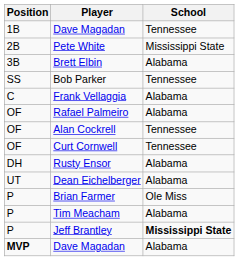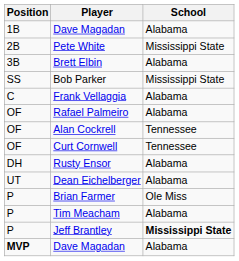(171, 29) Tennessee -> (166, 29) Alabama
(171, 79) Tennessee -> (185, 79) Mississippi State
